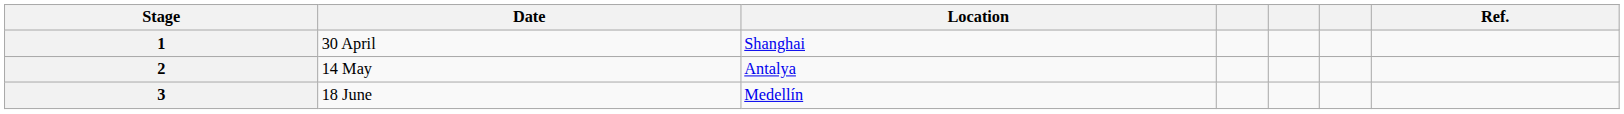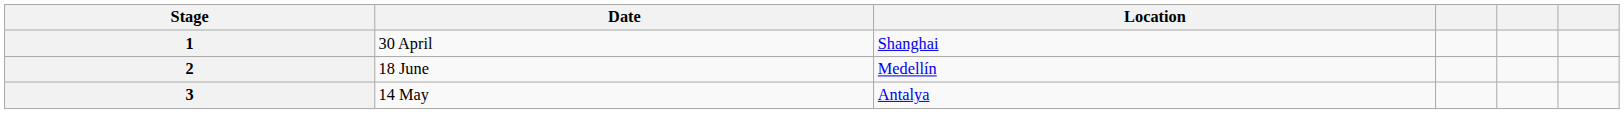- column: (1495, 17)
(347, 69) 14 May -> (404, 69) 18 June
(770, 69) Antalya -> (907, 69) Medellín
(347, 95) 18 June -> (404, 95) 14 May
(774, 95) Medellín -> (904, 95) Antalya
